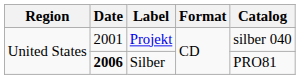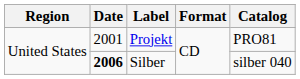(262, 39) silber 040 -> (255, 39) PRO81
(255, 62) PRO81 -> (262, 62) silber 040
